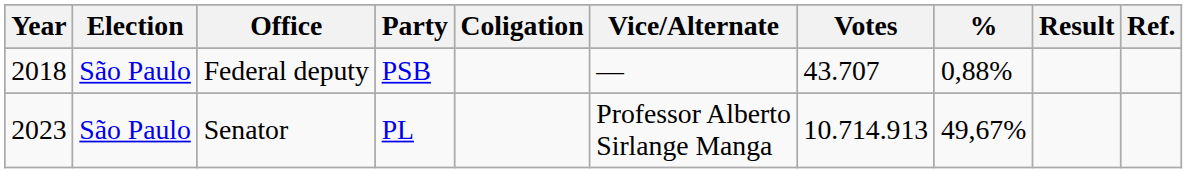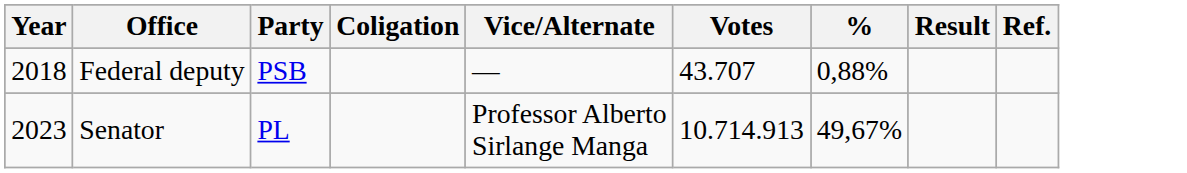- column: (135, 26)
